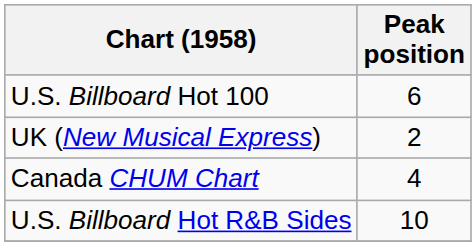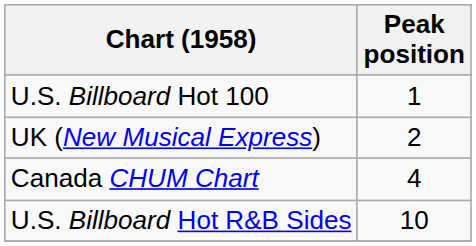(414, 95) 6 -> (414, 95) 1
